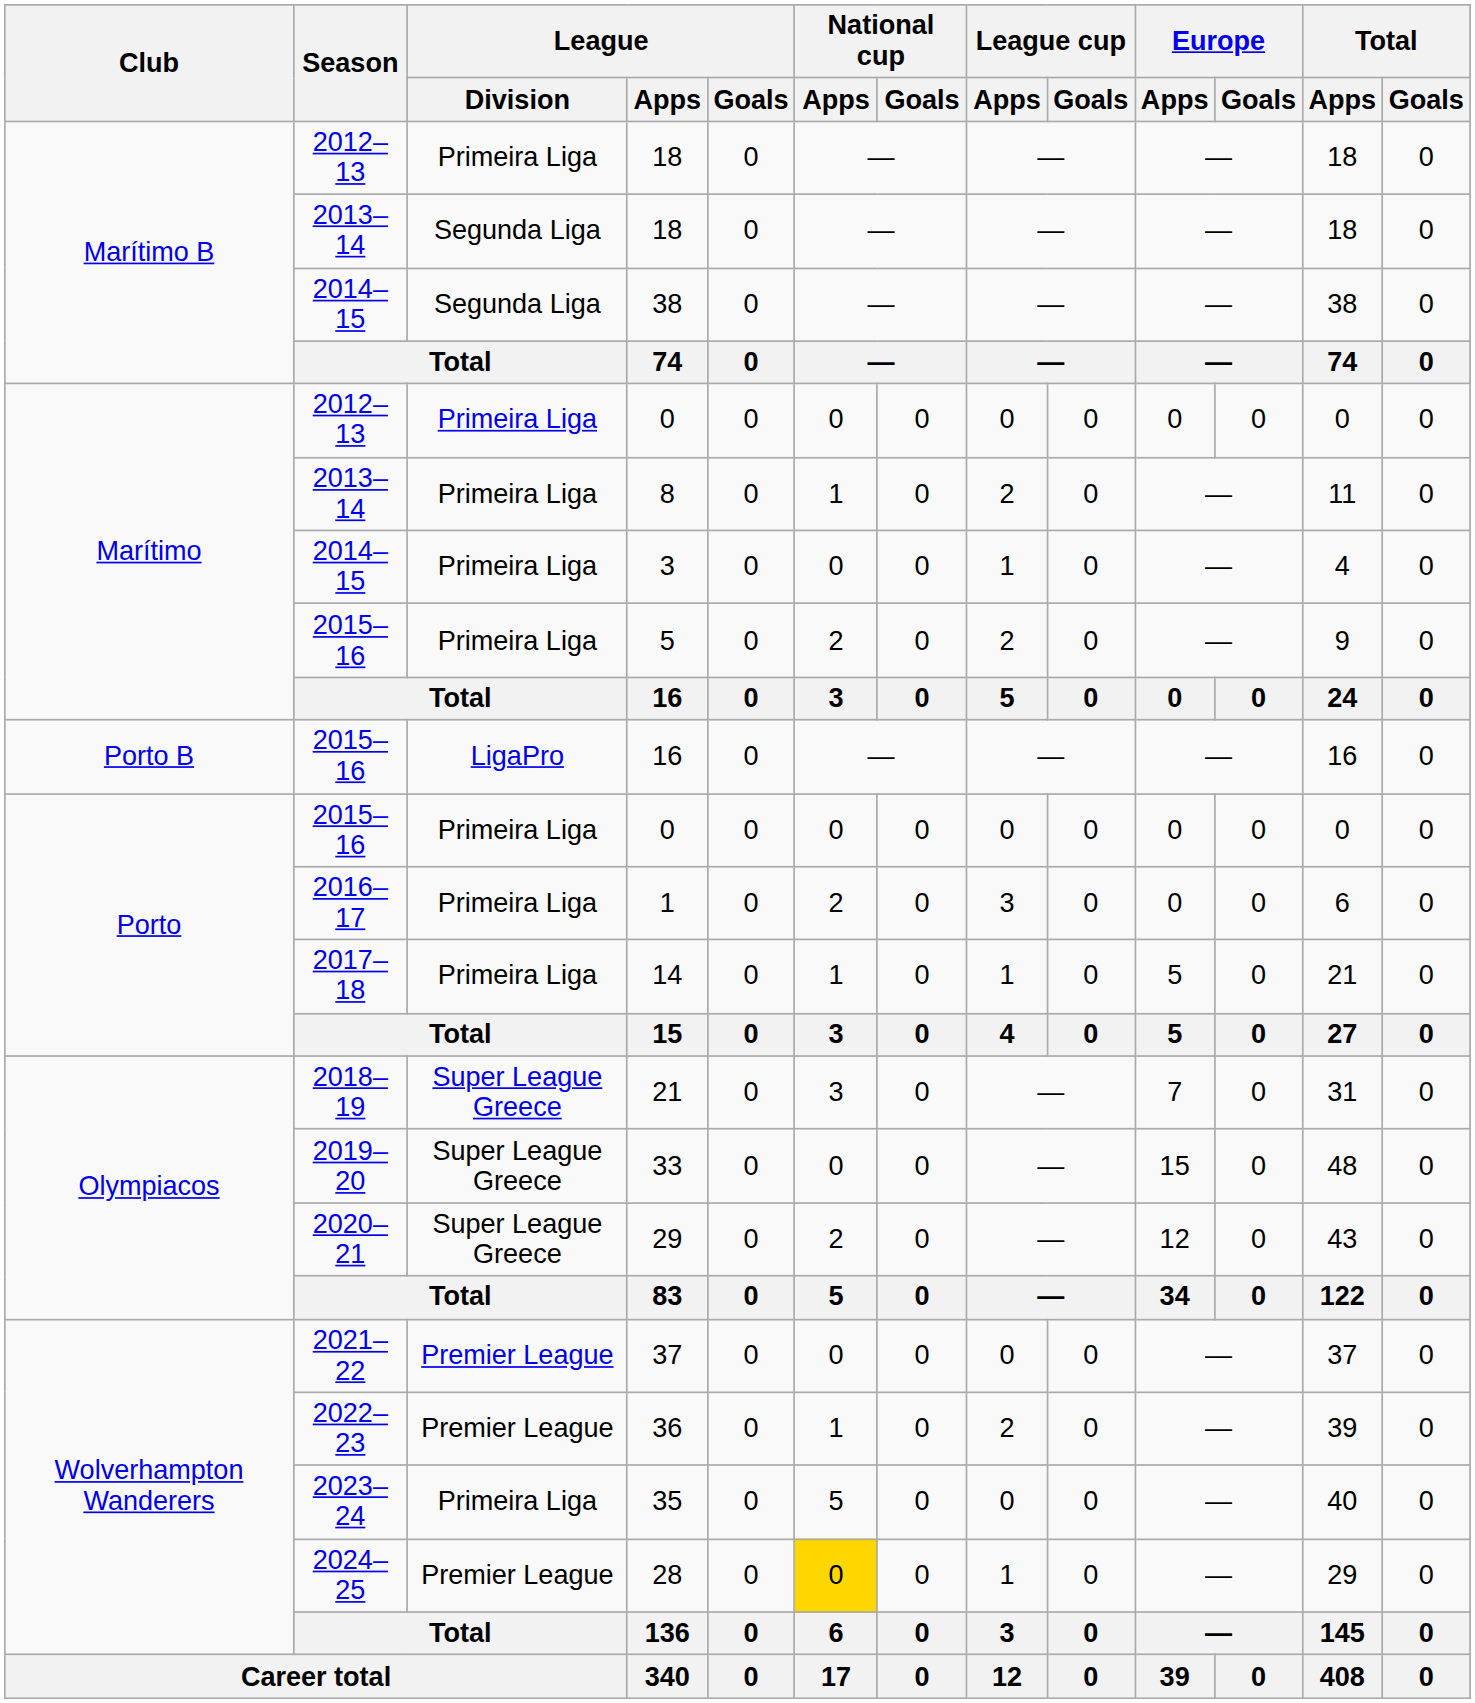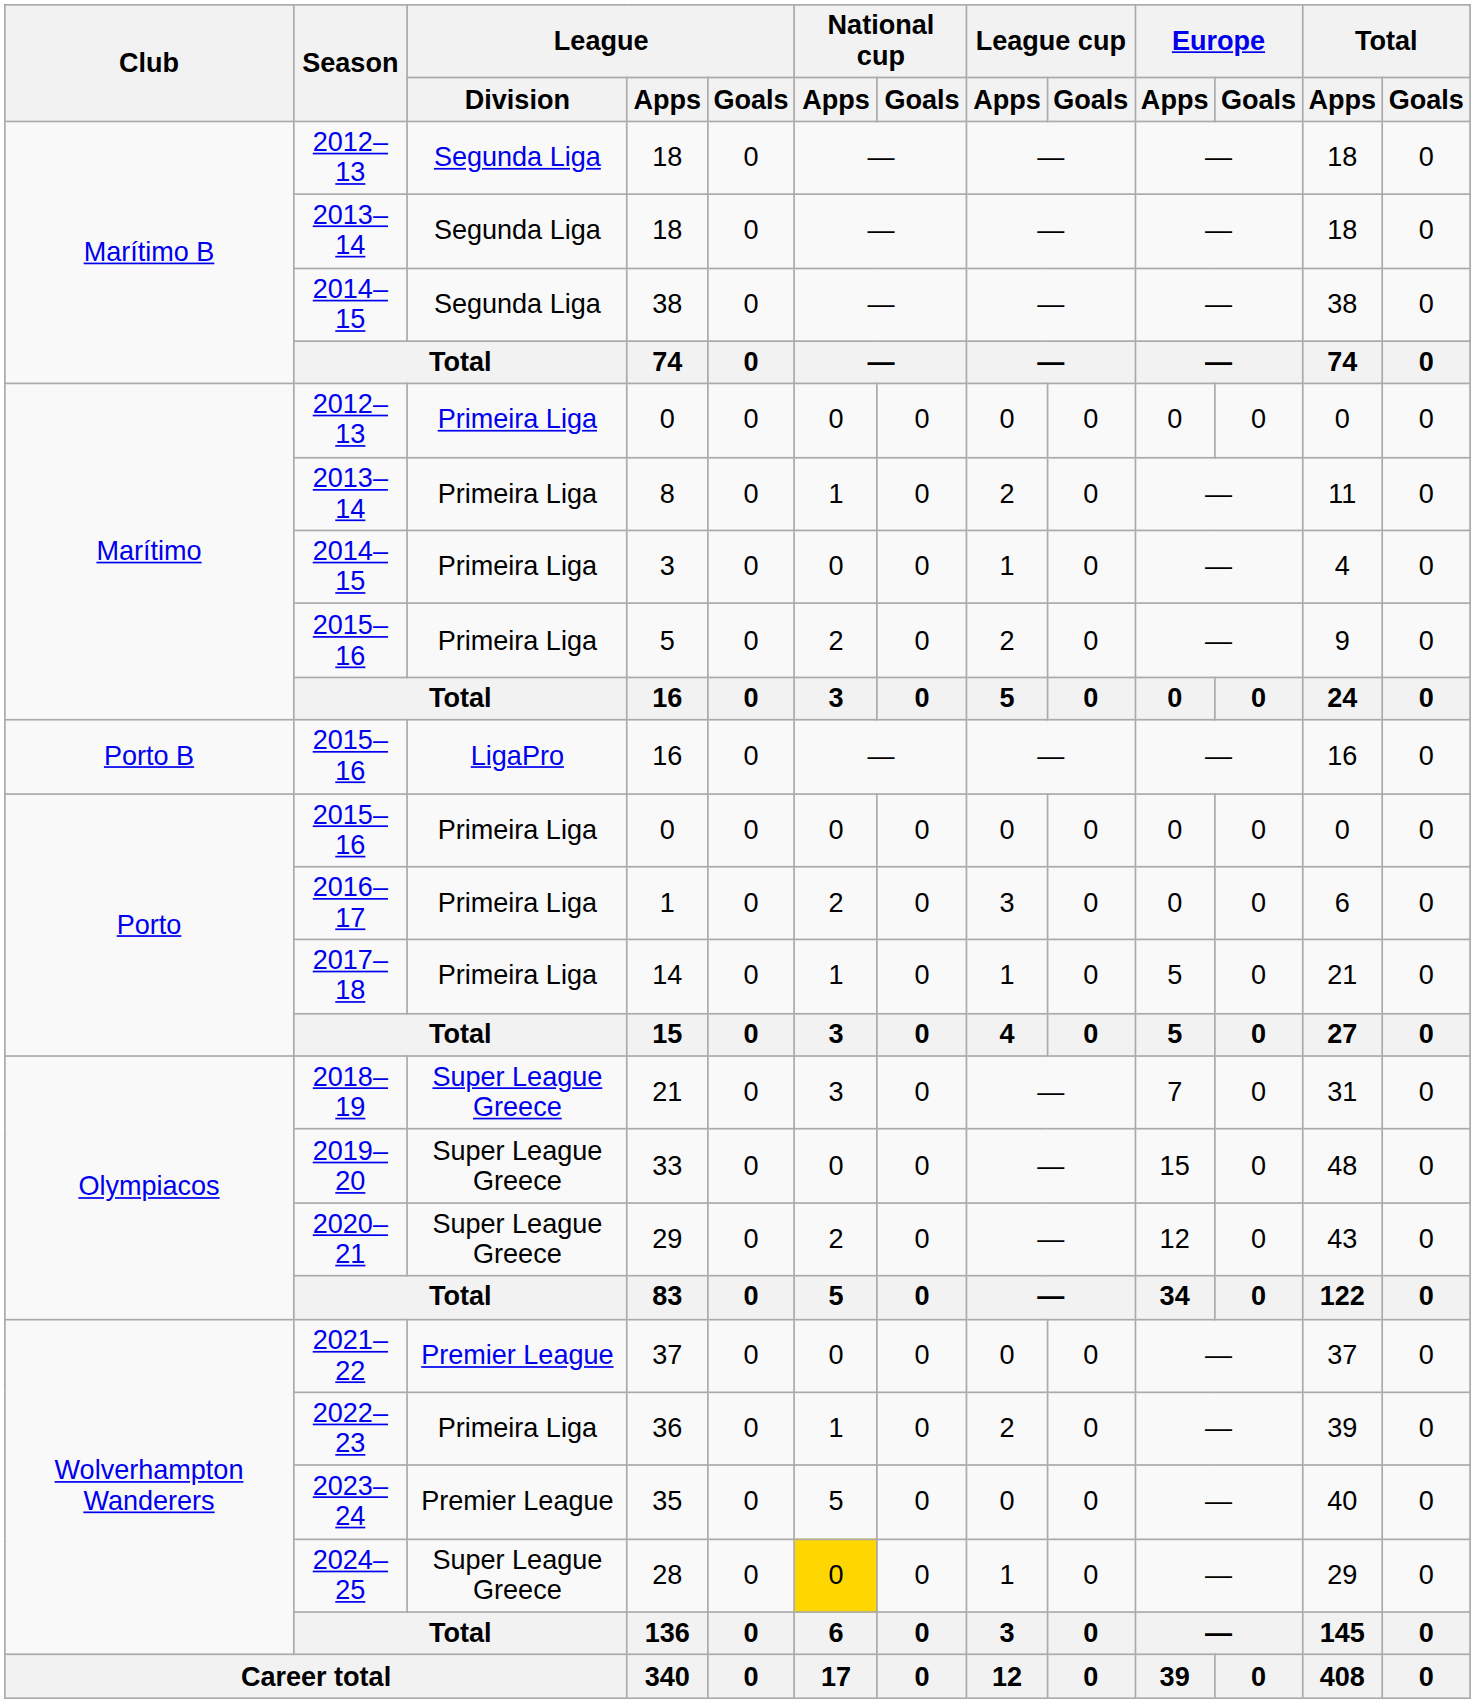(517, 157) Primeira Liga -> (517, 157) Segunda Liga
(517, 1428) Premier League -> (517, 1428) Primeira Liga
(517, 1501) Primeira Liga -> (517, 1501) Premier League
(517, 1575) Premier League -> (517, 1575) Super League Greece
